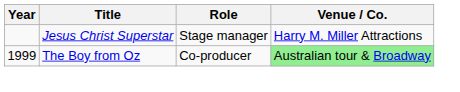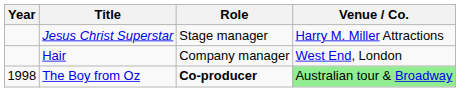+ row: (54, 55)
(22, 55) 1999 -> (22, 76) 1998
(215, 55) normal -> (218, 76) bold
